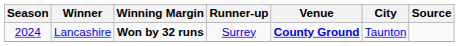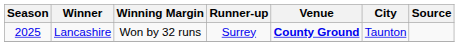(28, 32) 2024 -> (28, 32) 2025
(160, 32) bold -> (160, 32) normal
